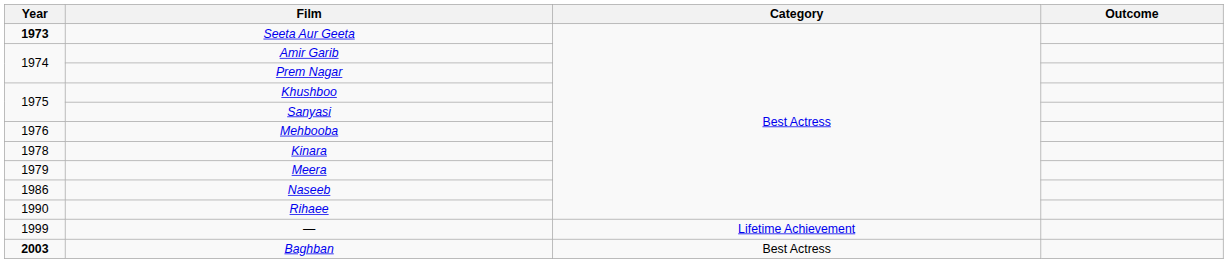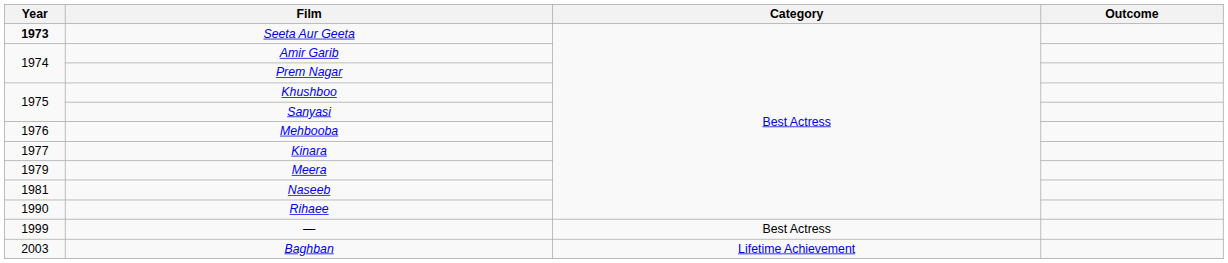(35, 151) 1978 -> (35, 151) 1977
(35, 190) 1986 -> (35, 190) 1981
(797, 229) Lifetime Achievement -> (797, 229) Best Actress
(35, 248) bold -> (35, 248) normal
(797, 248) Best Actress -> (797, 248) Lifetime Achievement
